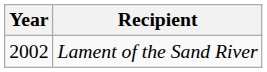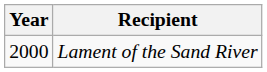(29, 51) 2002 -> (29, 51) 2000
